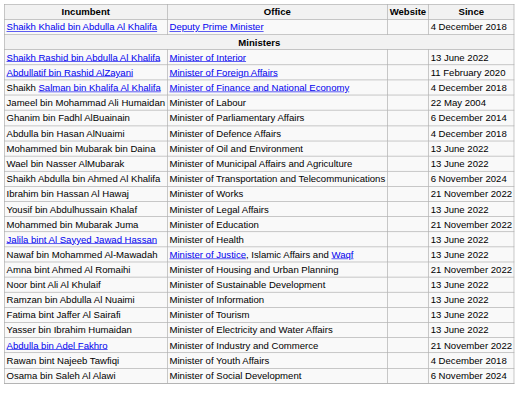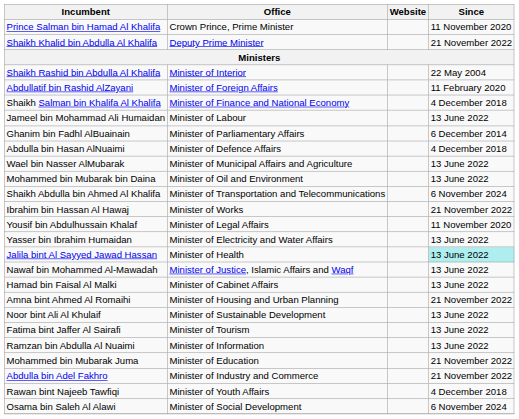+ row: (83, 27)
(469, 27) 4 December 2018 -> (471, 42) 21 November 2022
(460, 58) 13 June 2022 -> (458, 73) 22 May 2004
(458, 103) 22 May 2004 -> (460, 118) 13 June 2022
rows swapped: (65, 164) <-> (81, 149)
(460, 209) 13 June 2022 -> (471, 224) 11 November 2020
rows swapped: (69, 330) <-> (72, 224)
(460, 239) no background -> (460, 255) paleturquoise background
+ row: (62, 285)
rows swapped: (64, 315) <-> (71, 300)
